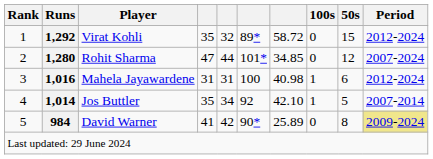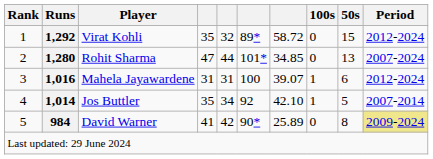(348, 57) 12 -> (348, 57) 13
(288, 79) 40.98 -> (288, 79) 39.07
